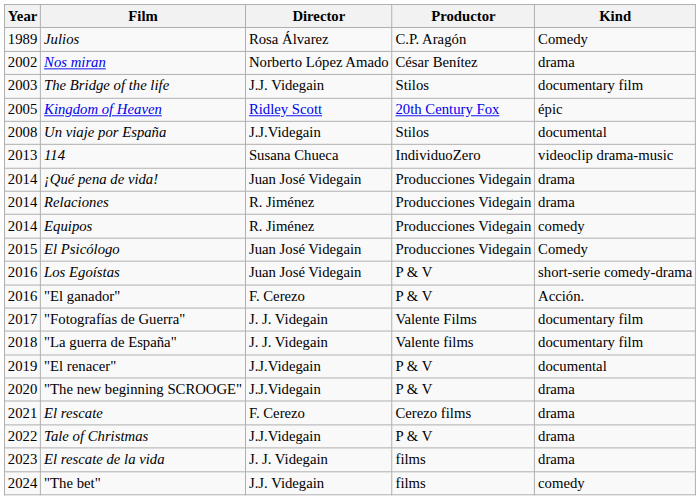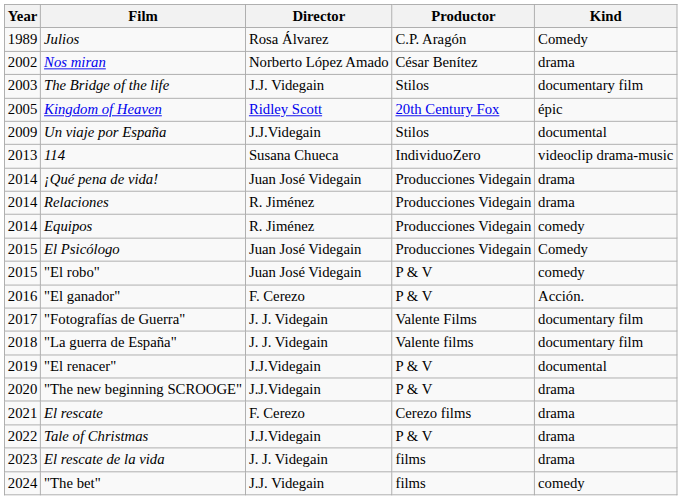(23, 132) 2008 -> (23, 132) 2009
+ row: (72, 272)
- row: (82, 272)
